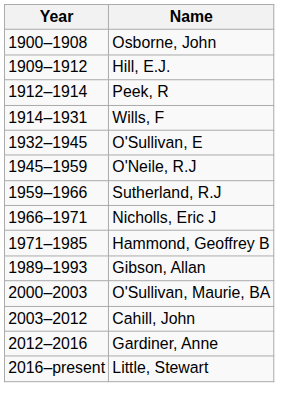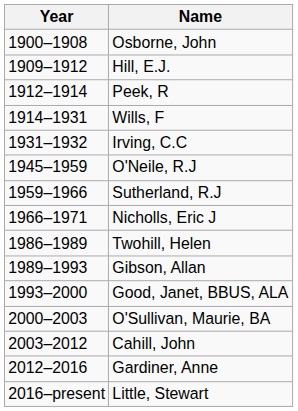+ row: (150, 142)
- row: (157, 142)
- row: (191, 243)
+ row: (162, 243)
+ row: (200, 293)
